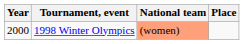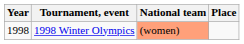(18, 30) 2000 -> (18, 30) 1998
